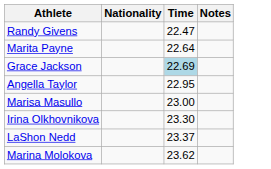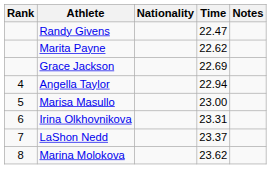+ column: (21, 13)
(181, 48) 22.64 -> (213, 48) 22.62
(181, 66) lightblue background -> (213, 66) no background
(181, 84) 22.95 -> (213, 84) 22.94
(181, 119) 23.30 -> (213, 119) 23.31
